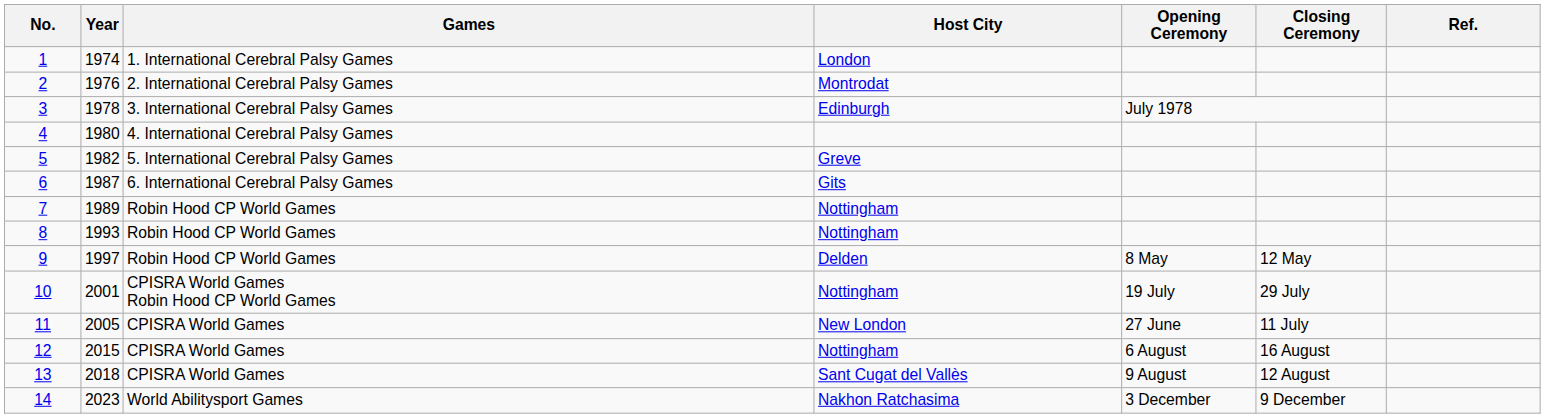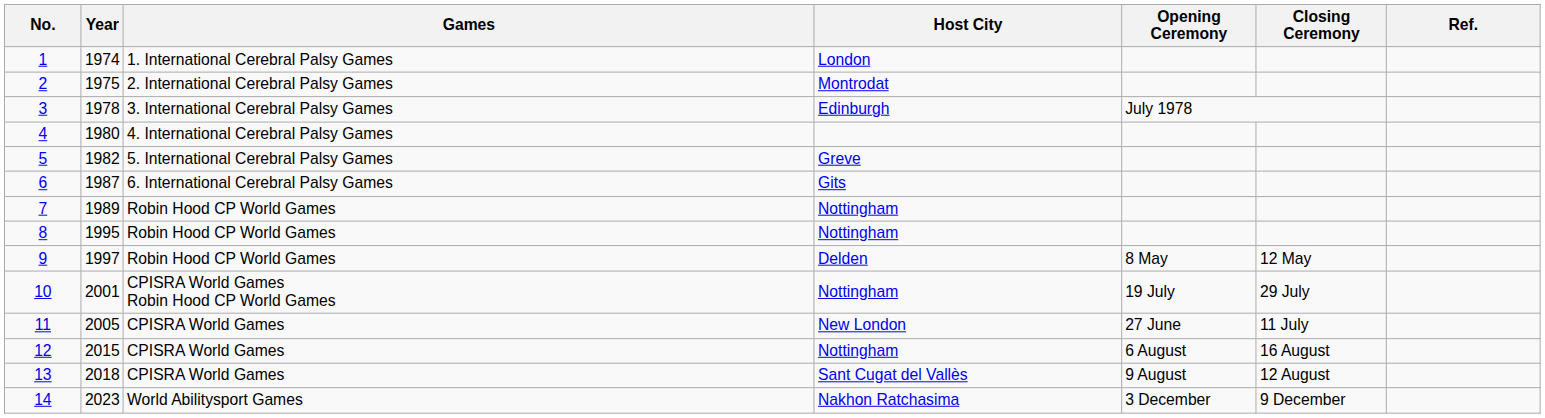(102, 84) 1976 -> (102, 84) 1975
(102, 233) 1993 -> (102, 233) 1995
